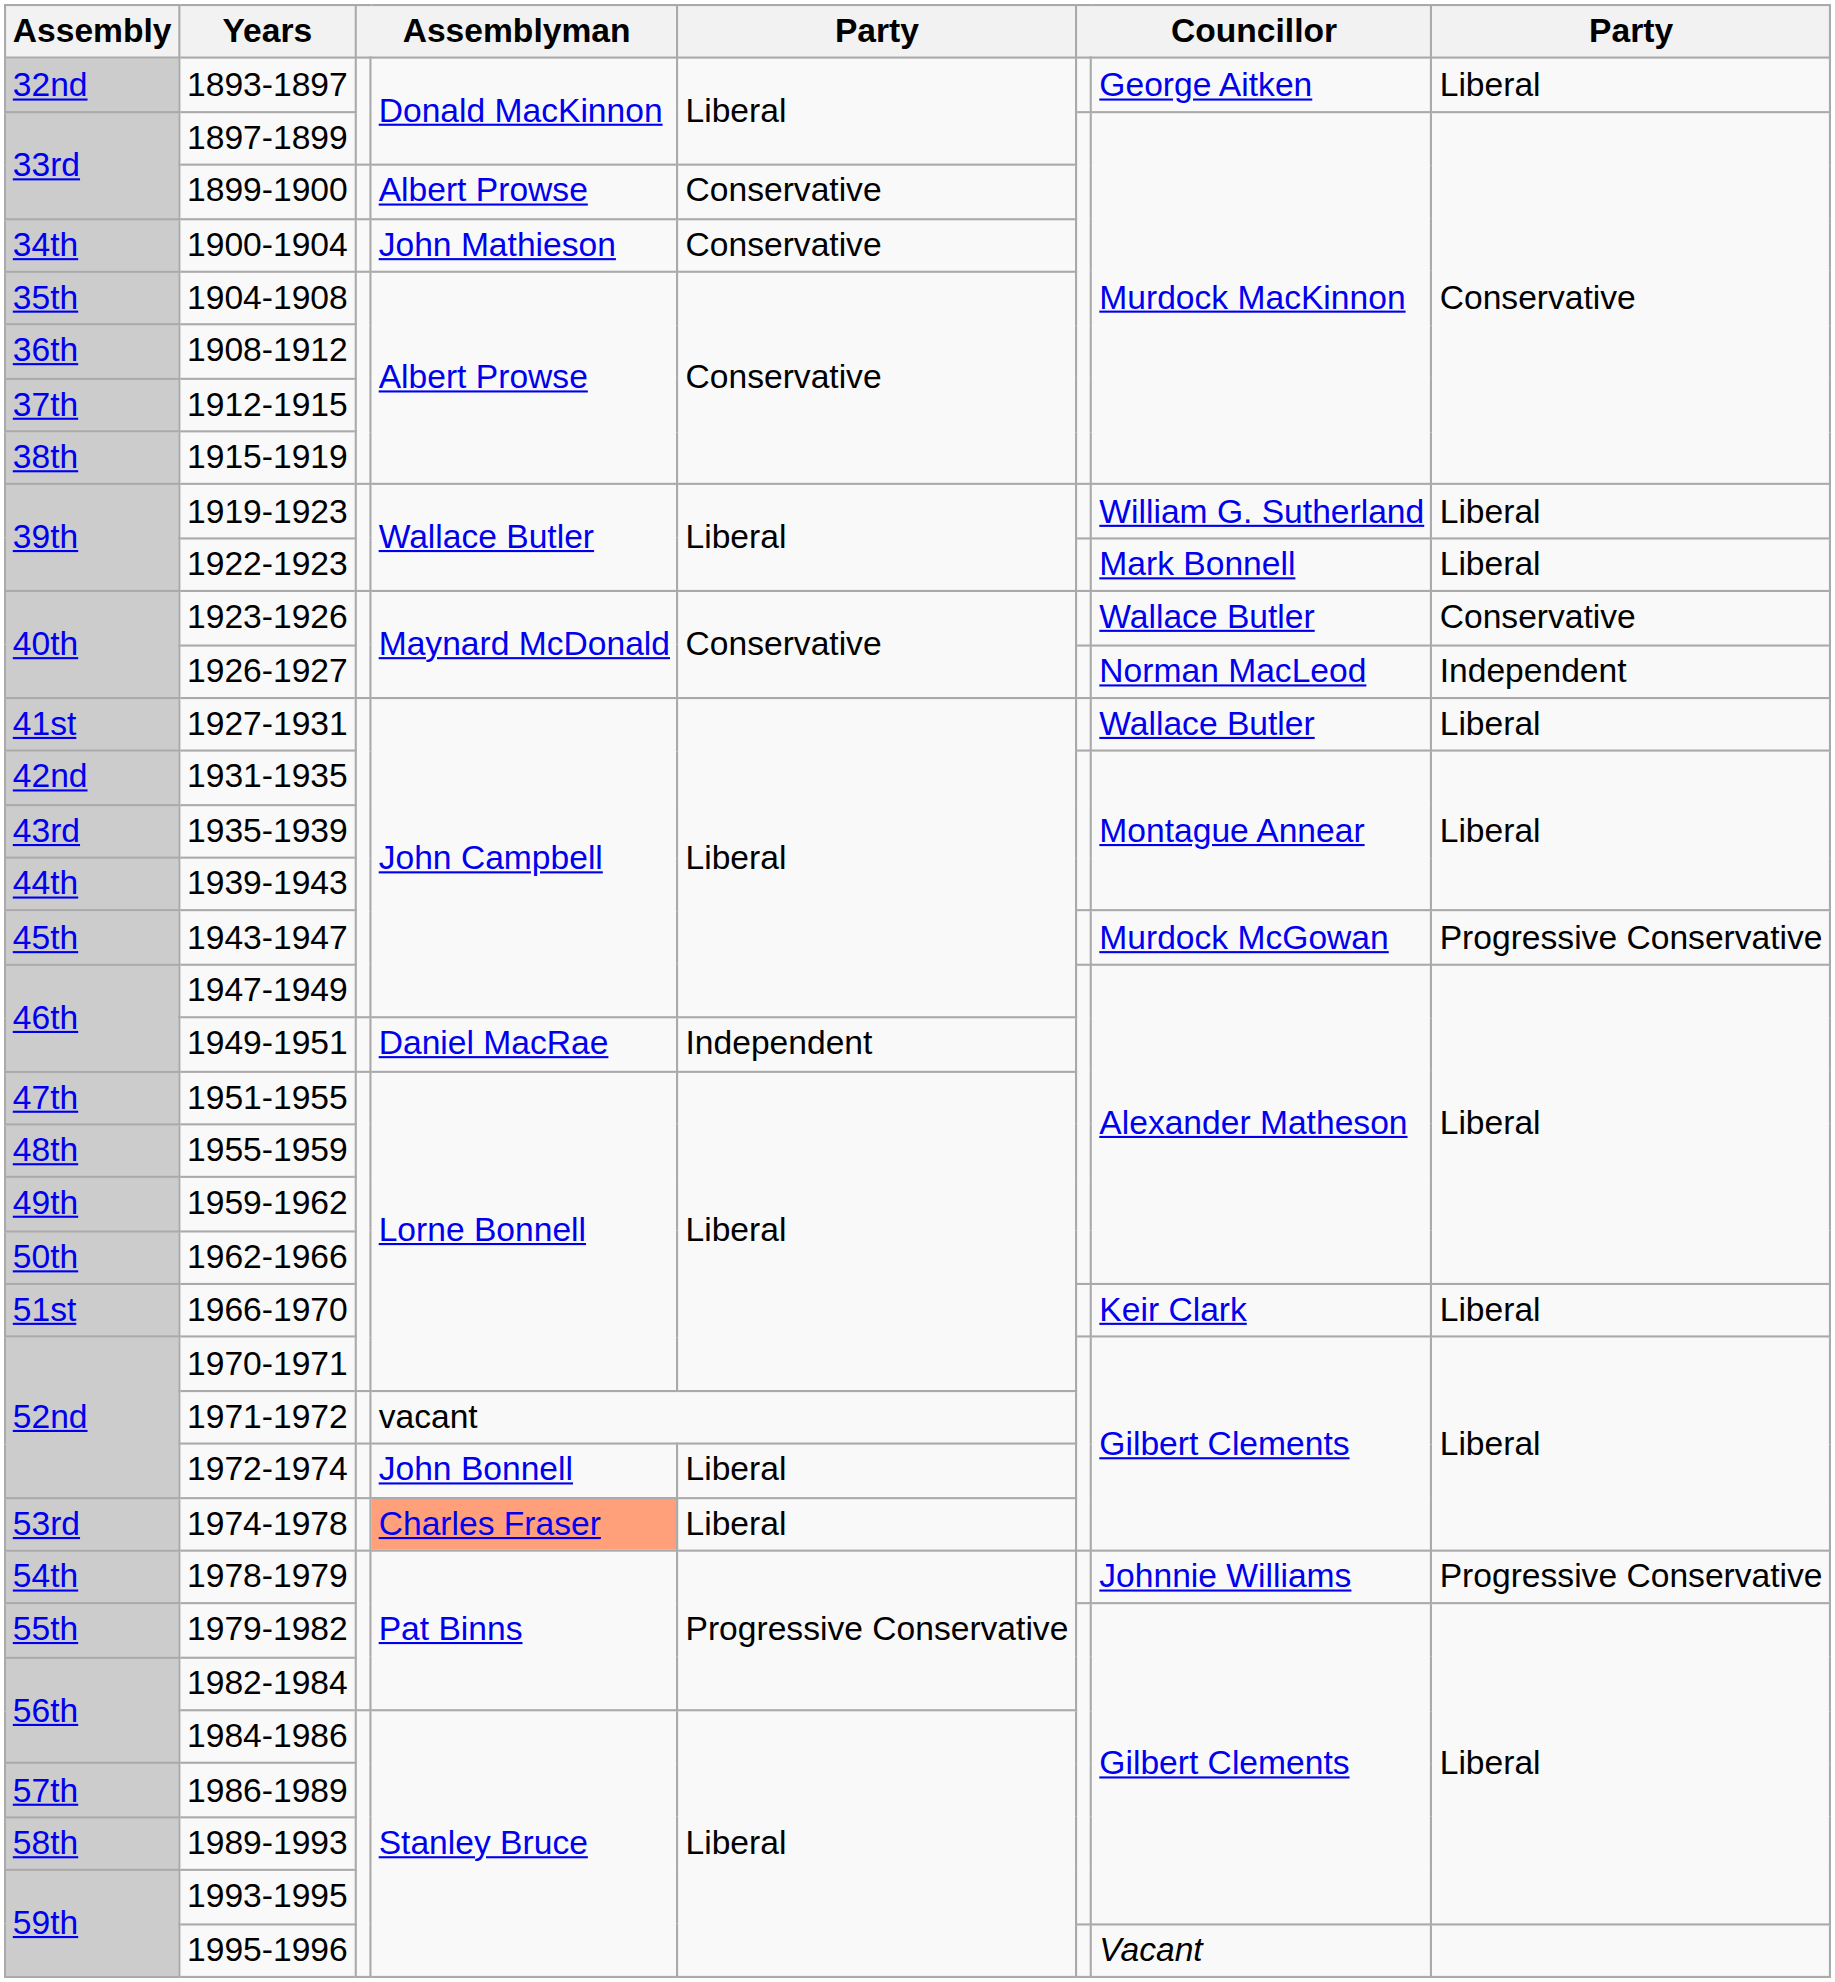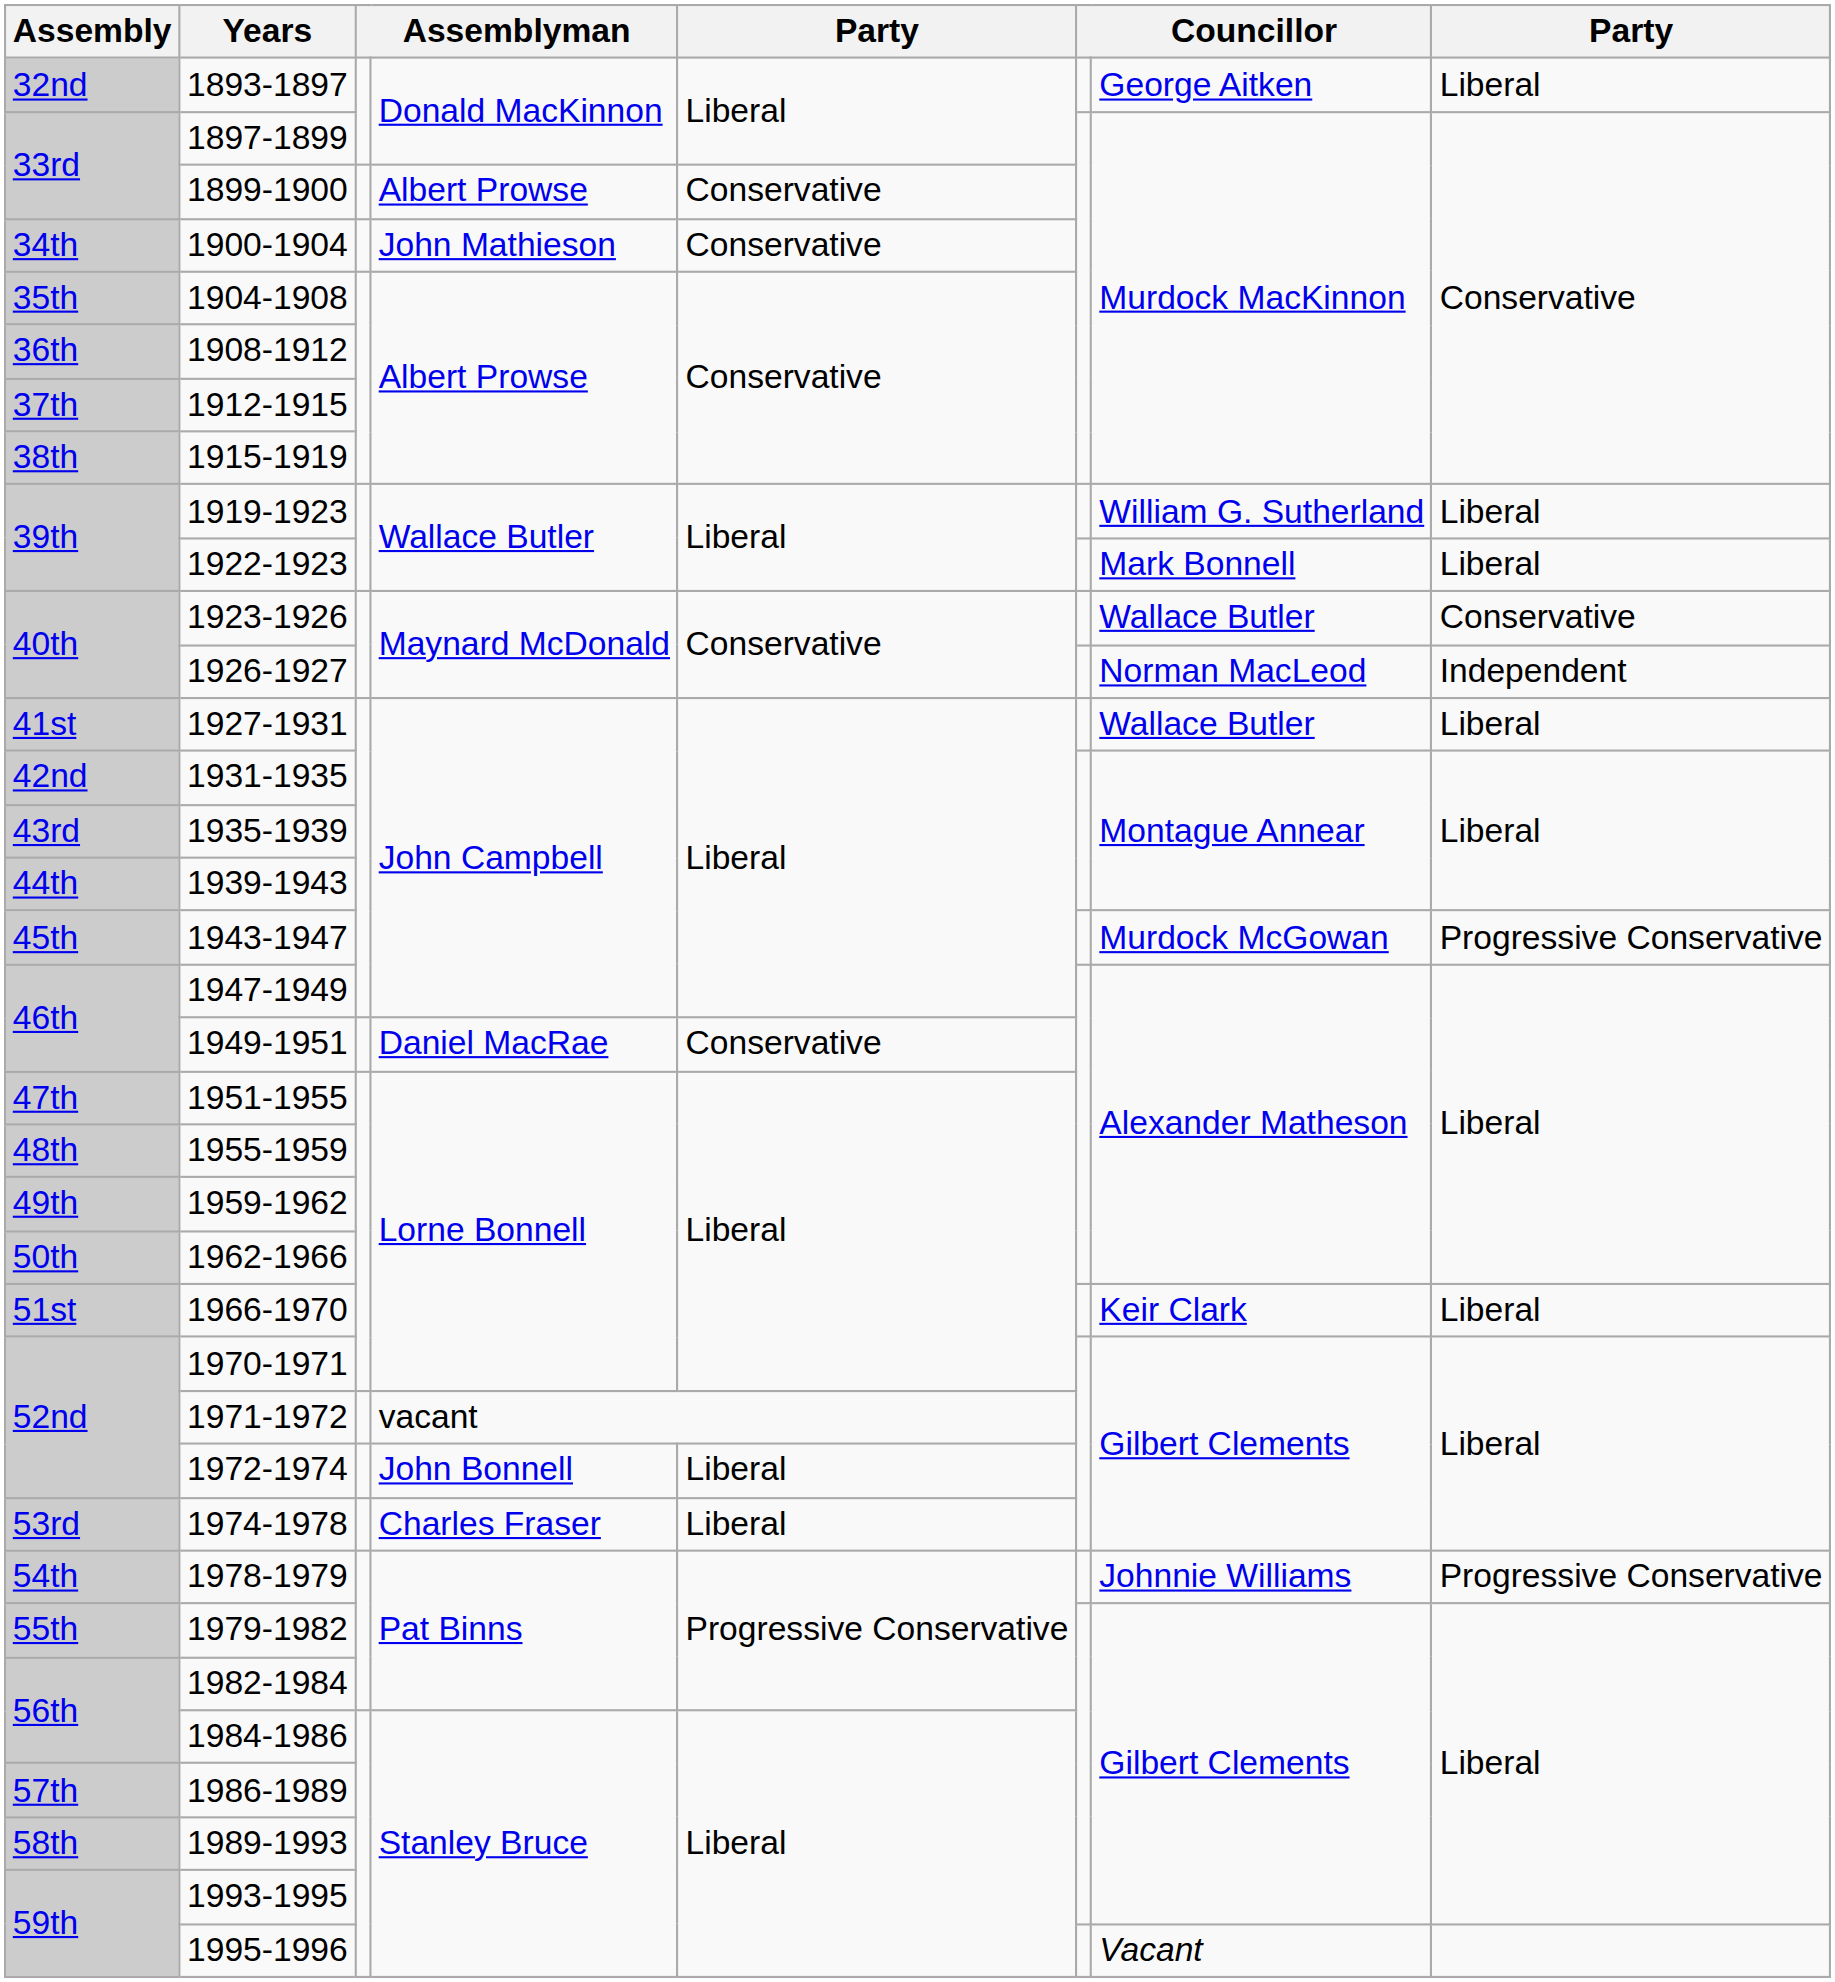(779, 1043) Independent -> (784, 1043) Conservative
(490, 1523) lightsalmon background -> (490, 1523) no background
